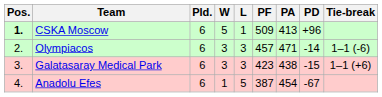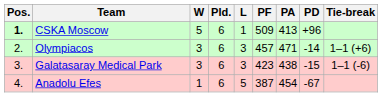columns swapped: (202, 13) <-> (224, 13)
(351, 48) 1–1 (-6) -> (351, 48) 1–1 (+6)
(351, 65) 1–1 (+6) -> (351, 65) 1–1 (-6)
